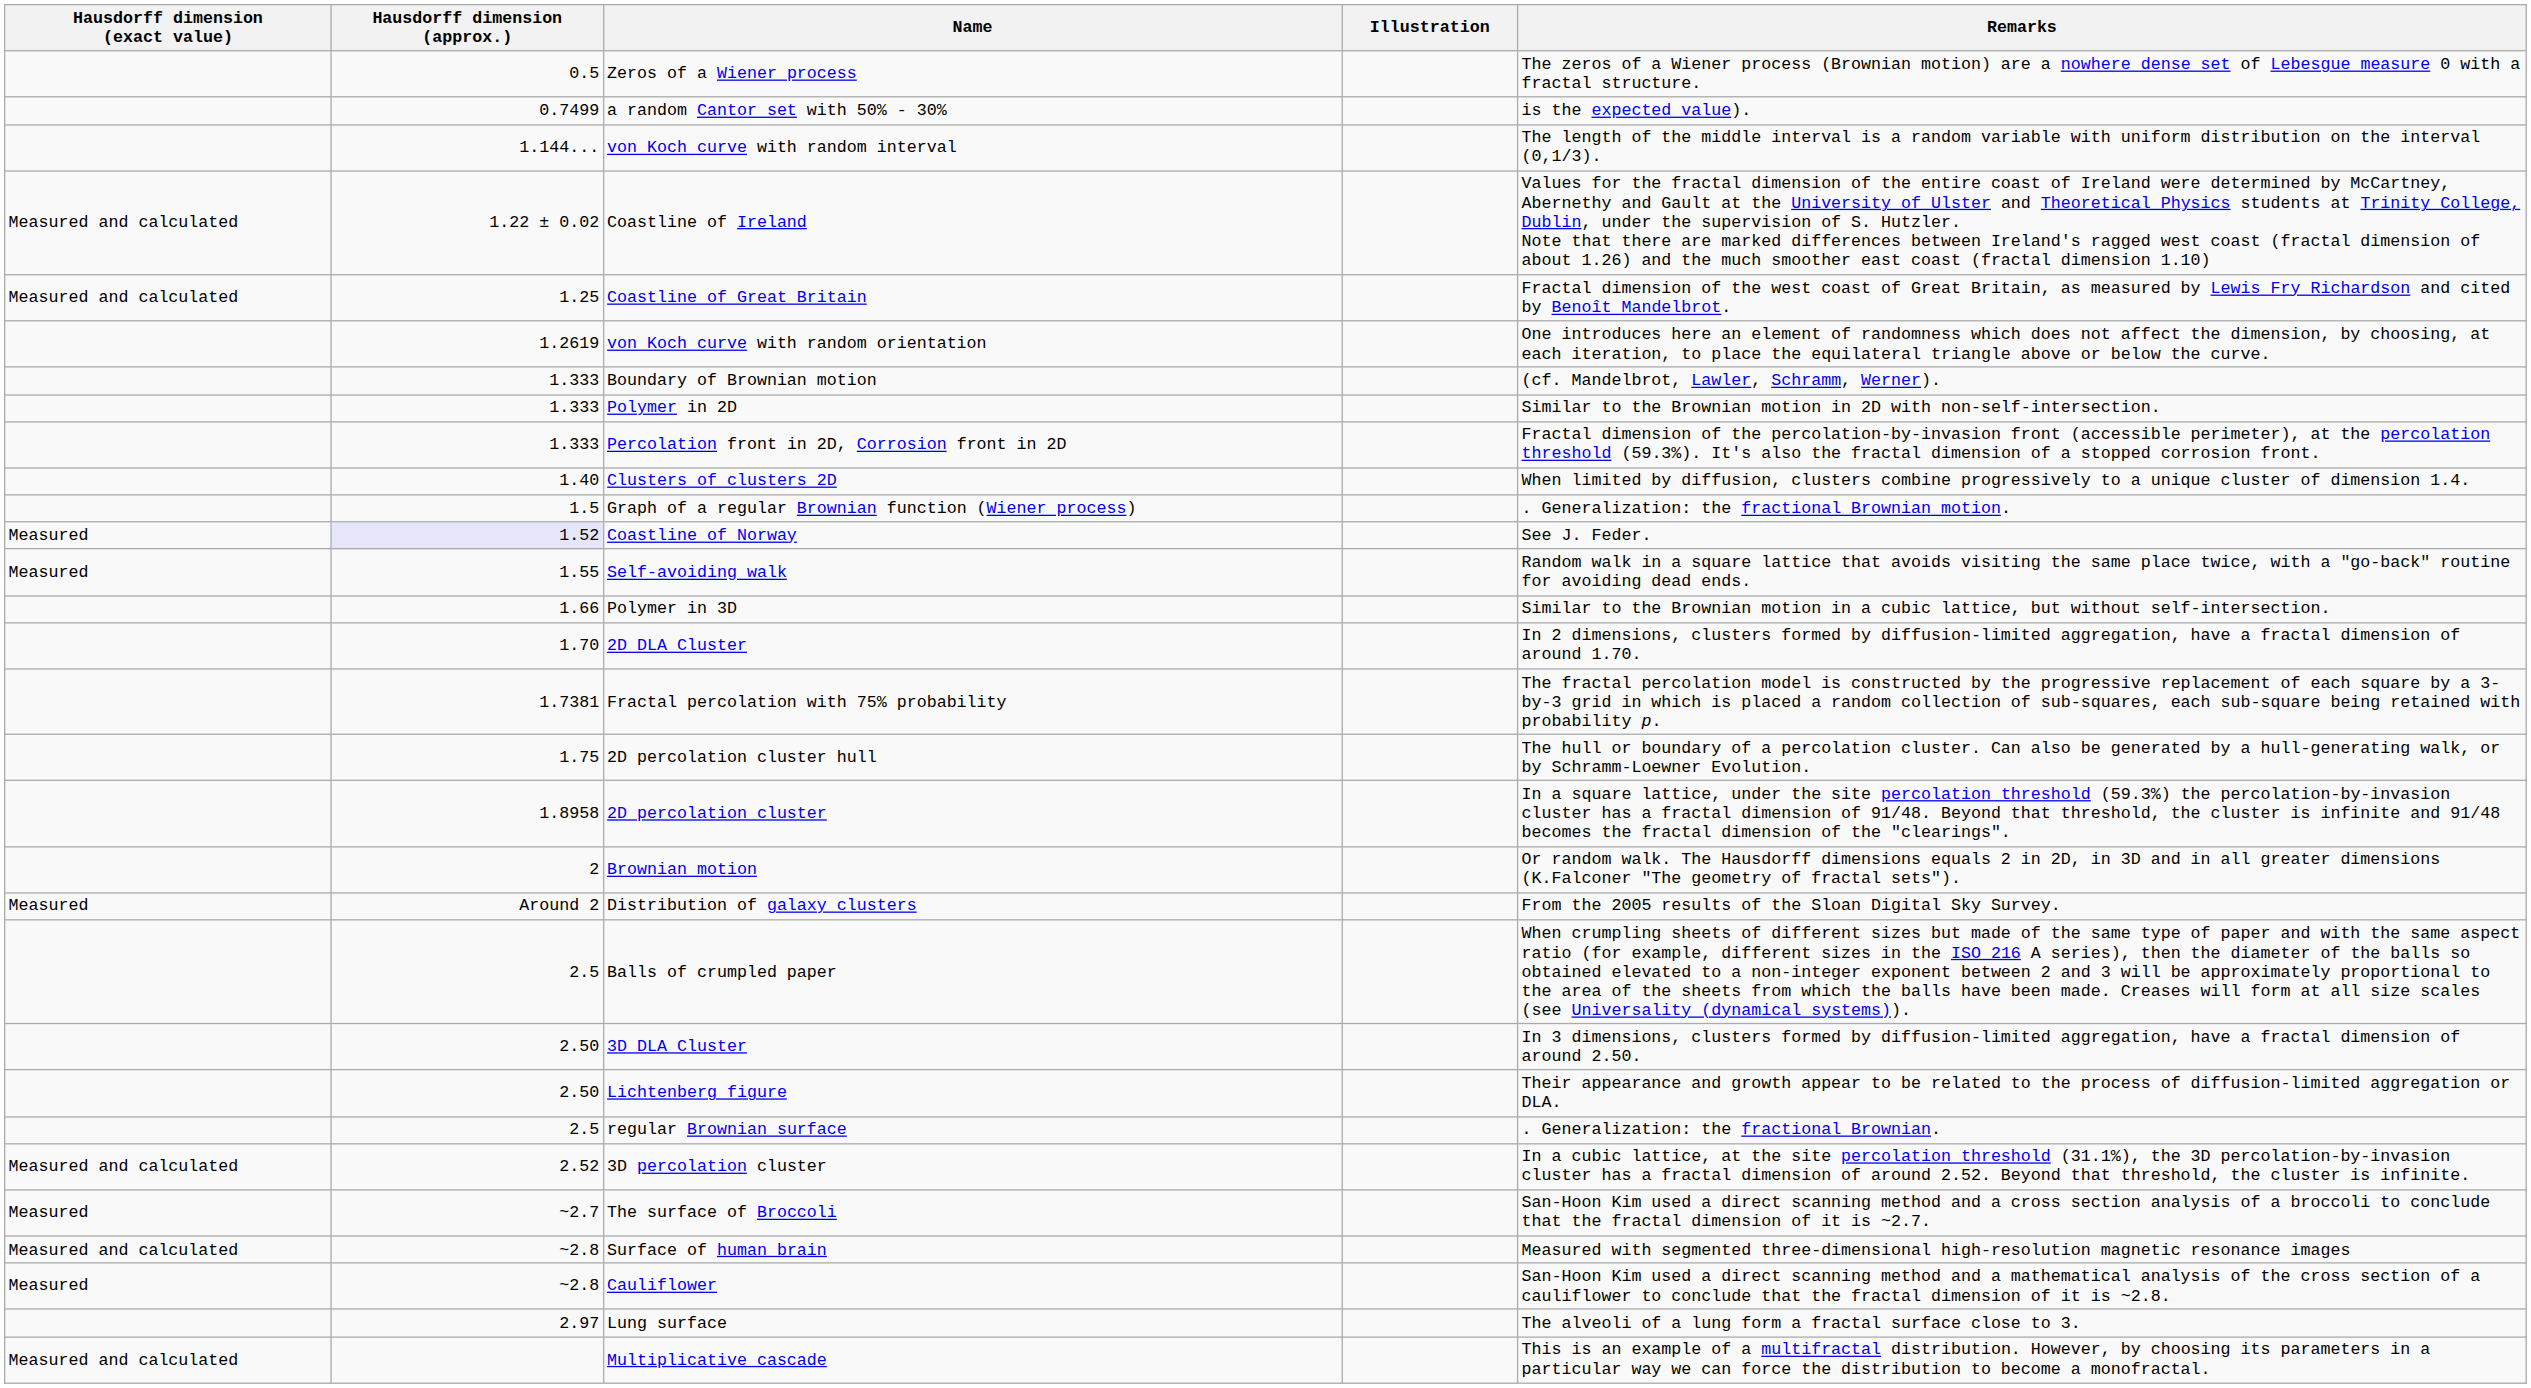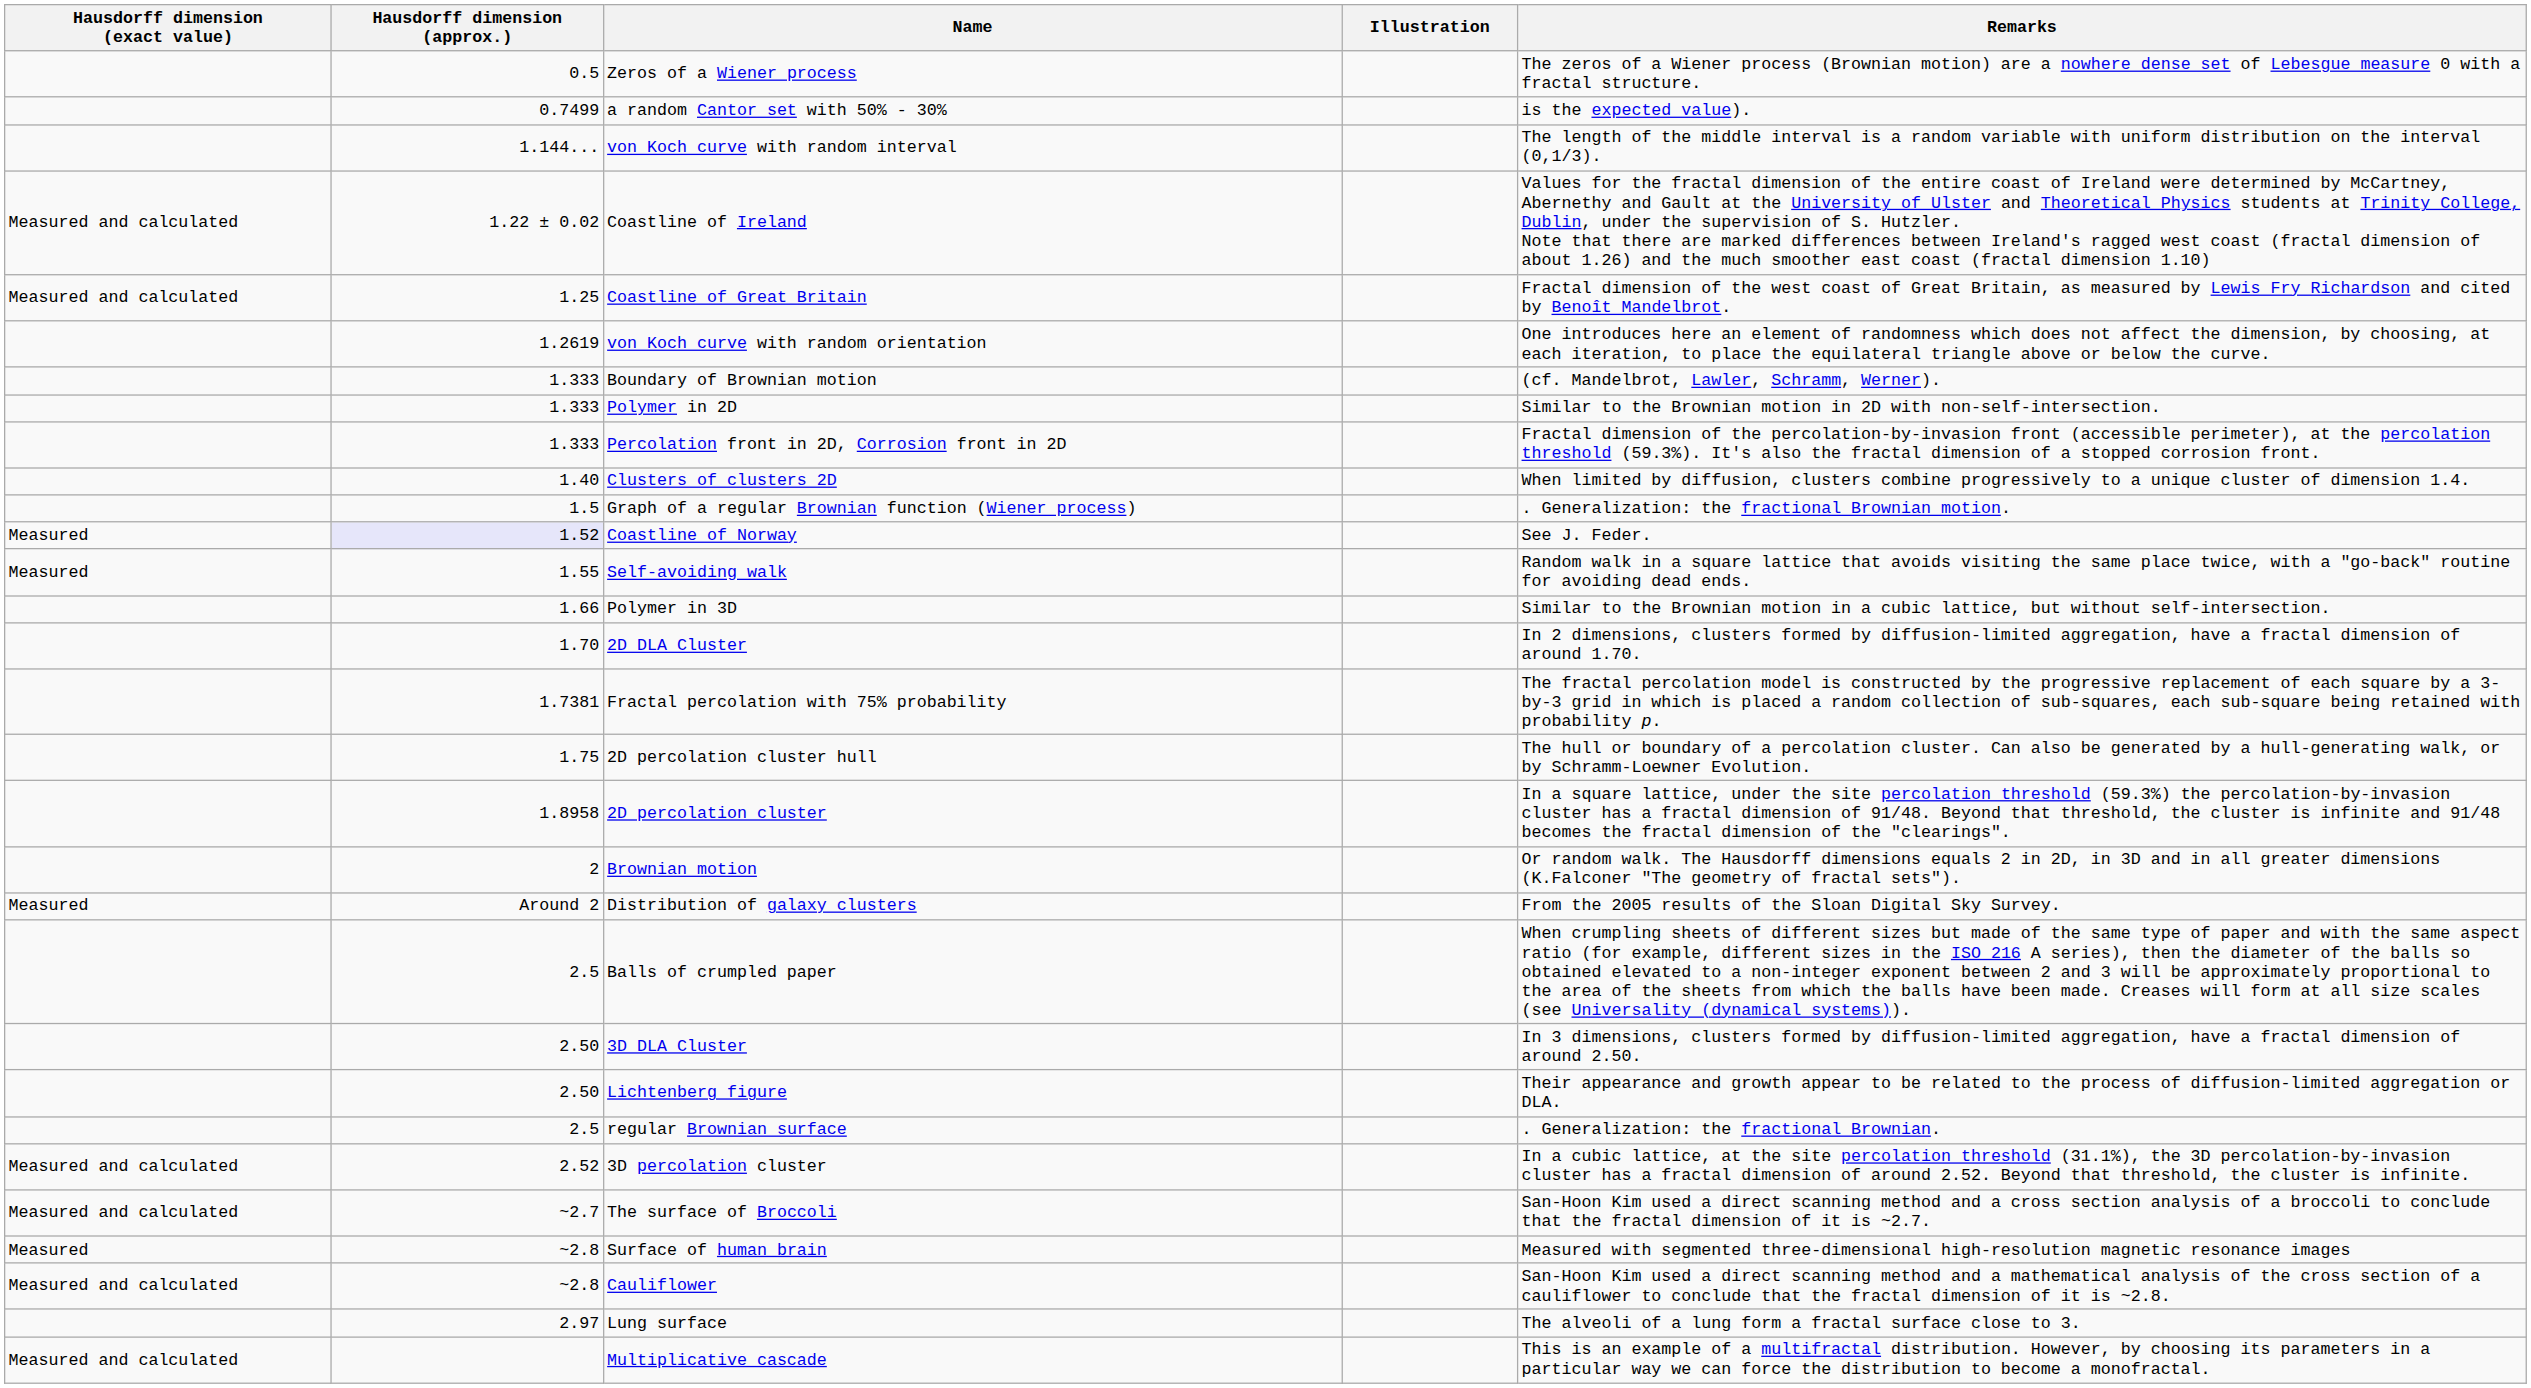(49, 1213) Measured -> (123, 1213) Measured and calculated
(123, 1250) Measured and calculated -> (49, 1250) Measured
(49, 1286) Measured -> (123, 1286) Measured and calculated
